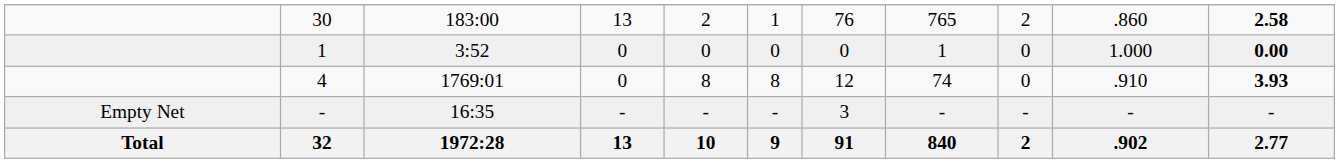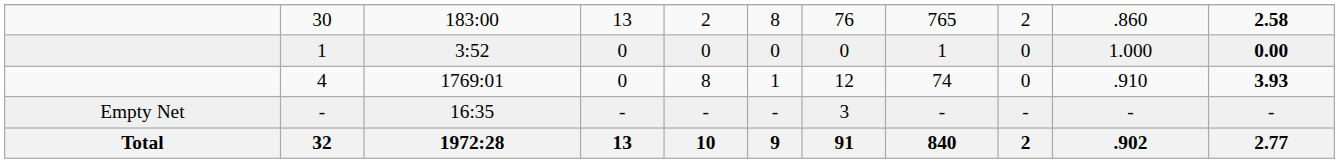(775, 19) 1 -> (775, 19) 8
(775, 81) 8 -> (775, 81) 1
